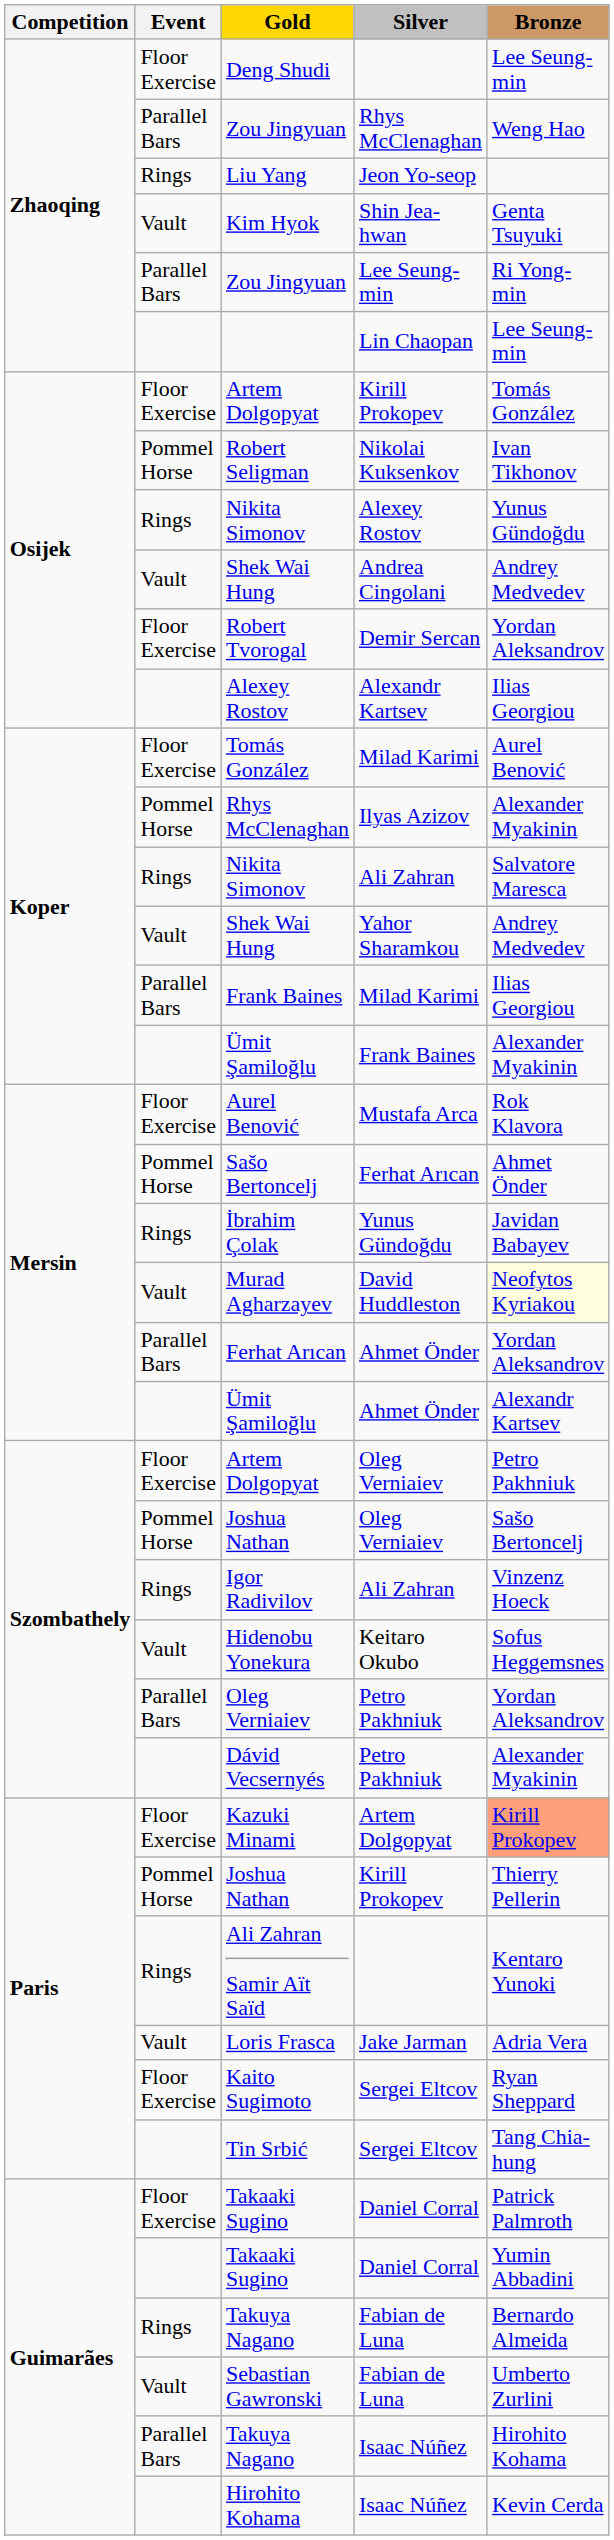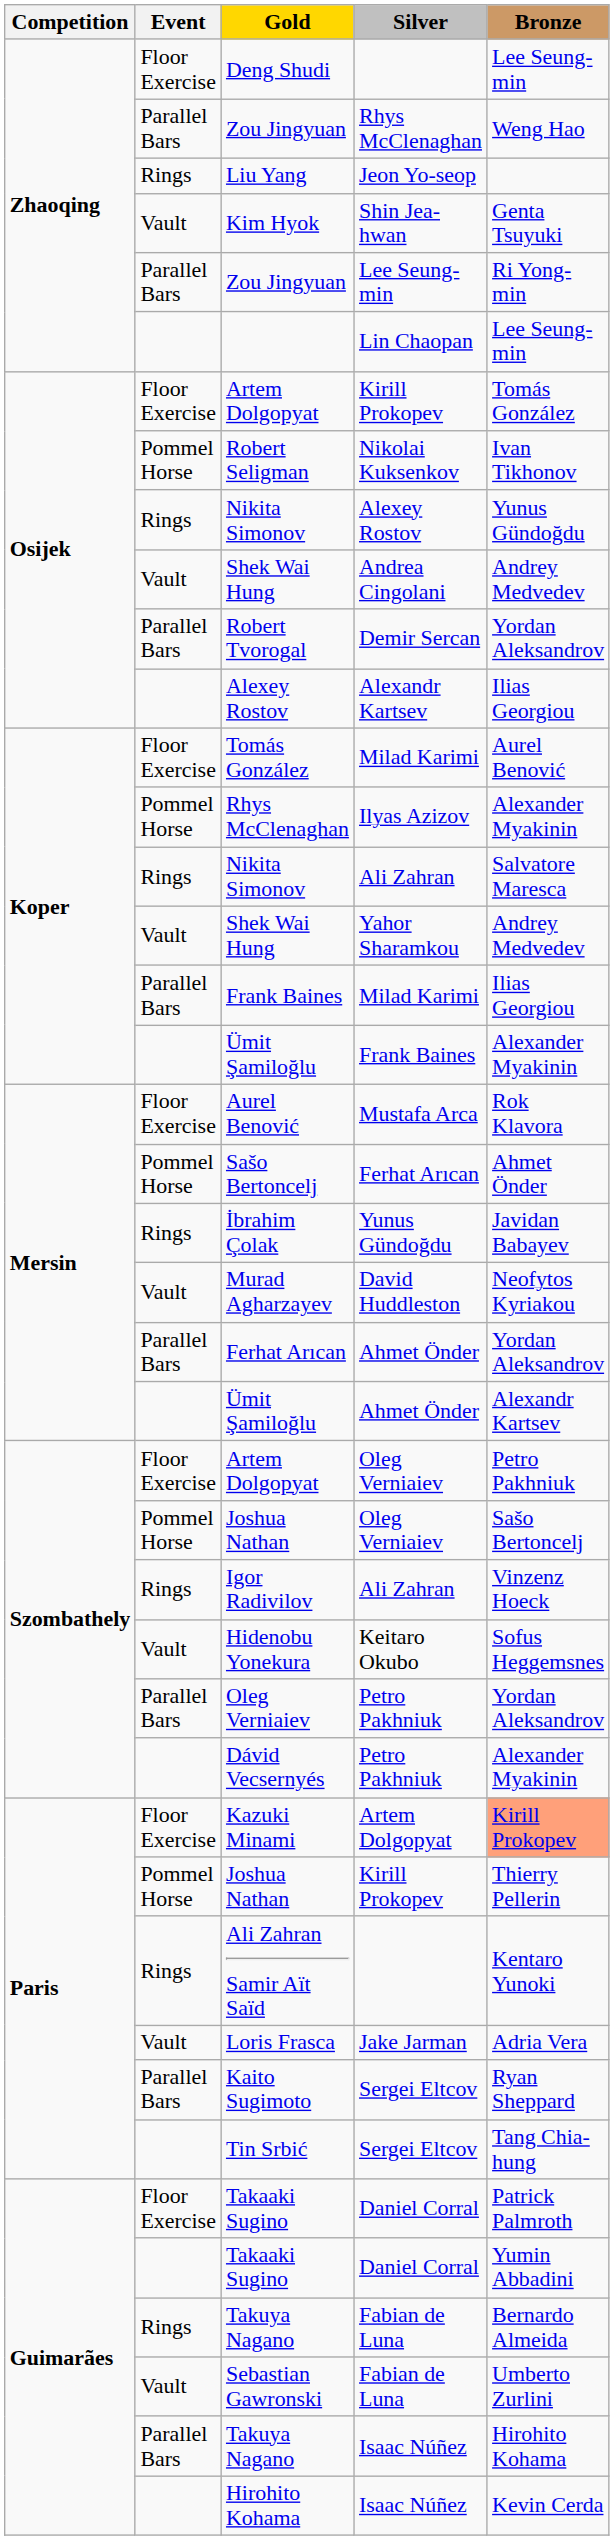(178, 638) Floor Exercise -> (174, 638) Parallel Bars
(533, 1292) lightyellow background -> (533, 1292) no background
(178, 2089) Floor Exercise -> (174, 2089) Parallel Bars
